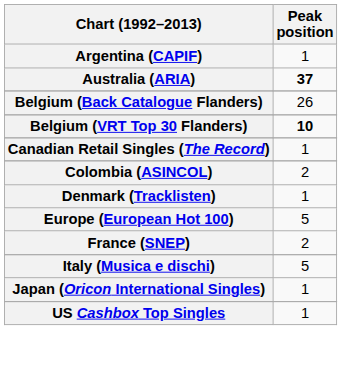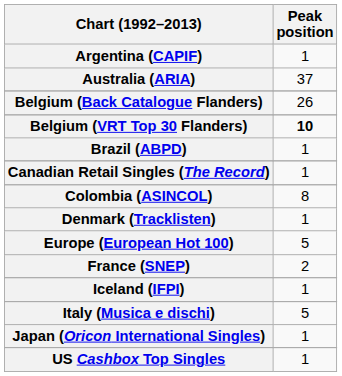(305, 79) bold -> (305, 79) normal
+ row: (139, 149)
(305, 172) 2 -> (305, 196) 8
+ row: (139, 289)
